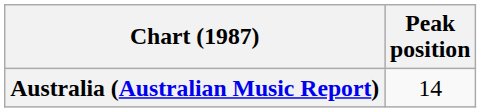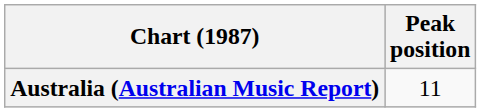(430, 87) 14 -> (430, 87) 11
